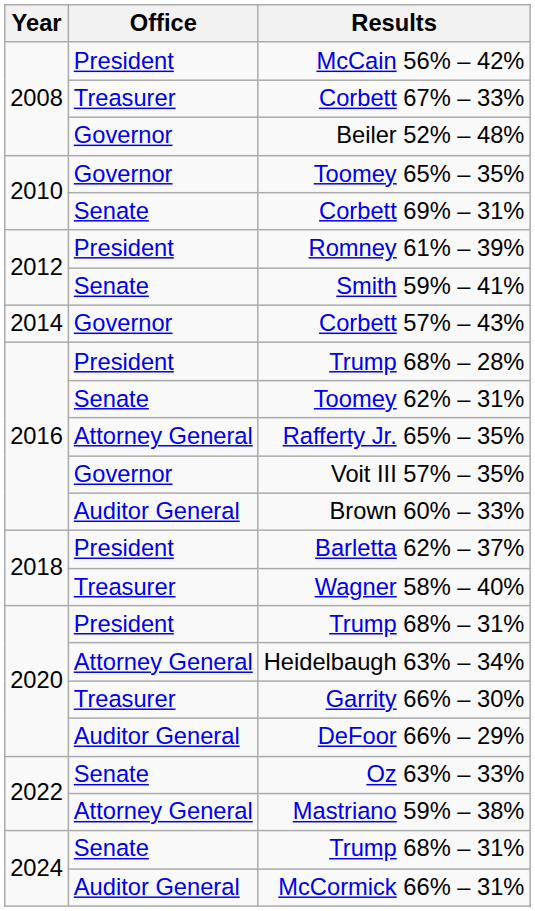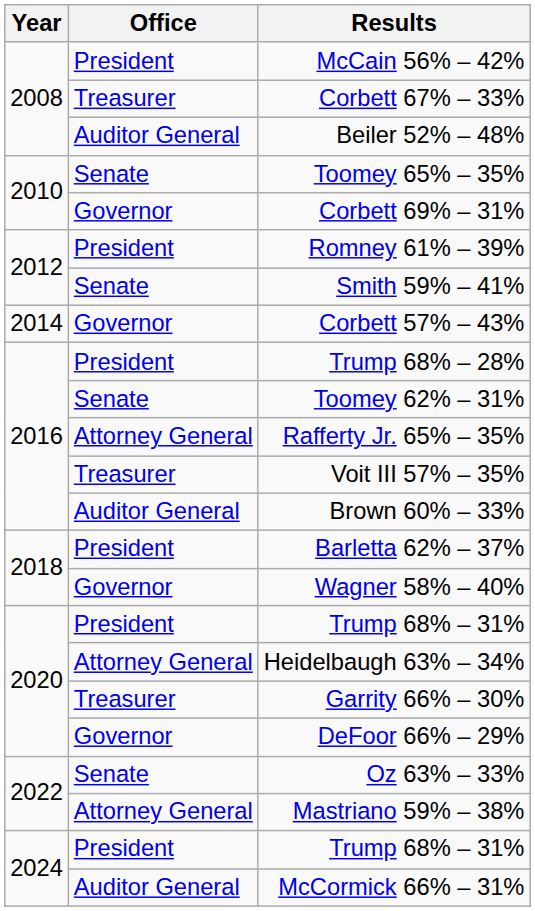(123, 135) Governor -> (157, 135) Auditor General
(123, 173) Governor -> (111, 173) Senate
(111, 211) Senate -> (123, 211) Governor
(123, 473) Governor -> (125, 473) Treasurer
(125, 586) Treasurer -> (123, 586) Governor
(157, 736) Auditor General -> (123, 736) Governor
(111, 849) Senate -> (124, 849) President
